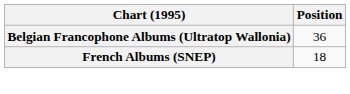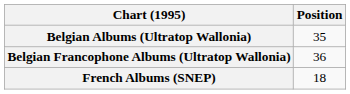+ row: (149, 36)
